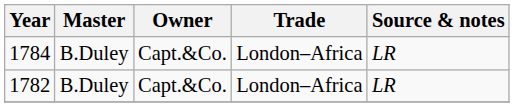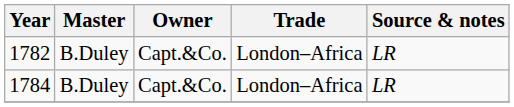rows swapped: (30, 85) <-> (30, 53)
